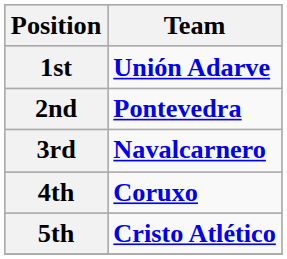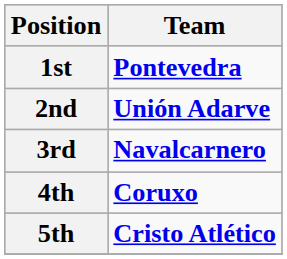(192, 66) Unión Adarve -> (177, 66) Pontevedra
(177, 108) Pontevedra -> (192, 108) Unión Adarve
